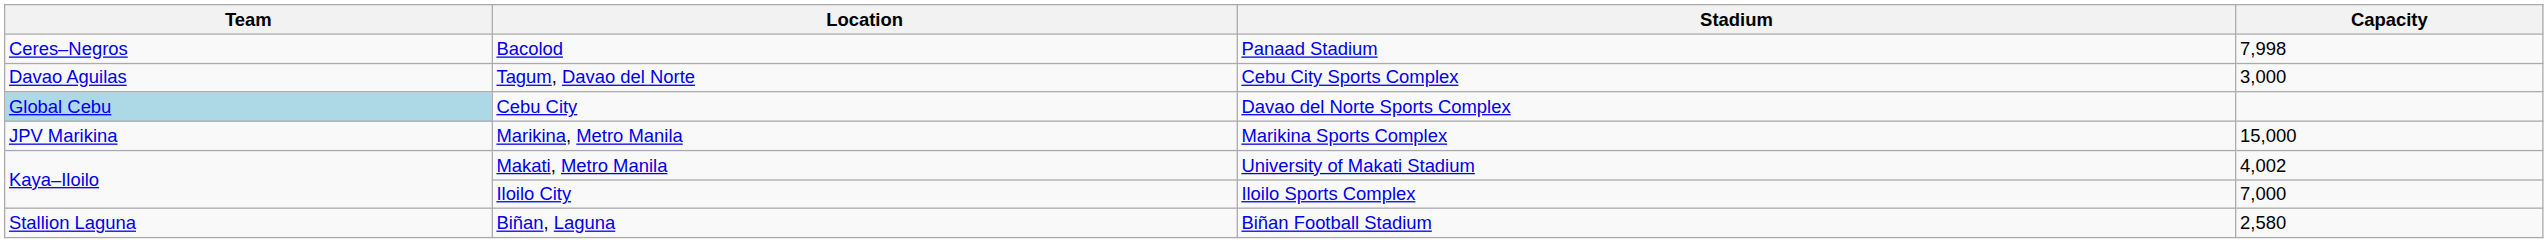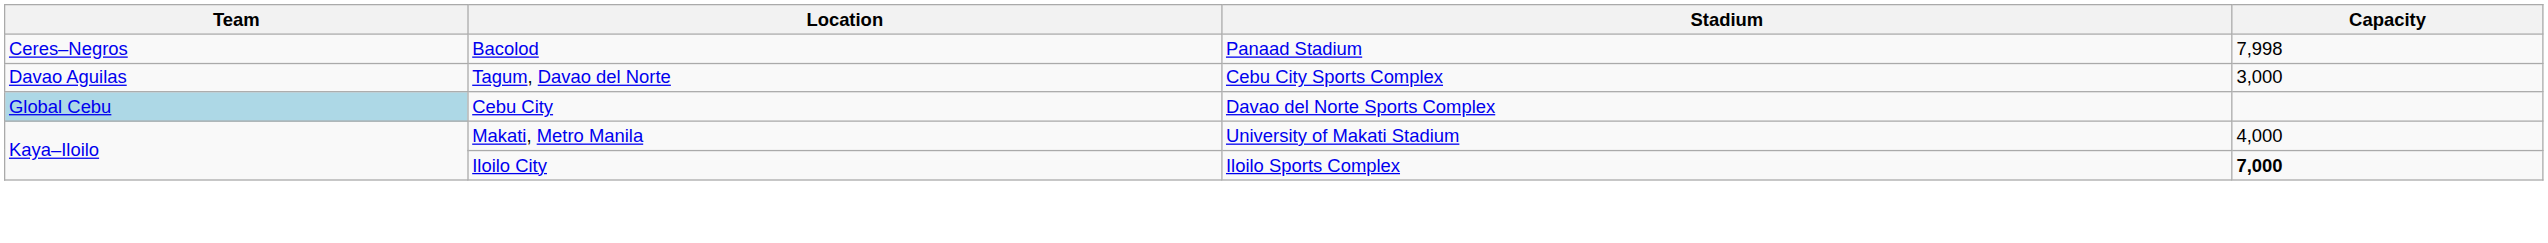- row: (590, 136)
(2263, 165) 4,002 -> (2260, 136) 4,000
(2263, 194) normal -> (2260, 165) bold
- row: (556, 223)
